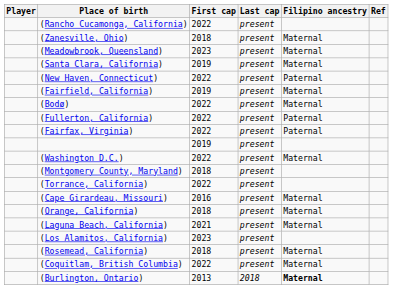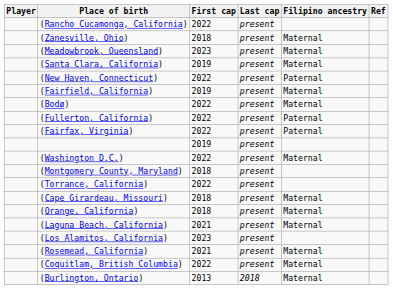(201, 198) 2016 -> (201, 198) 2018
(201, 251) 2018 -> (201, 251) 2021
(303, 278) bold -> (303, 278) normal
